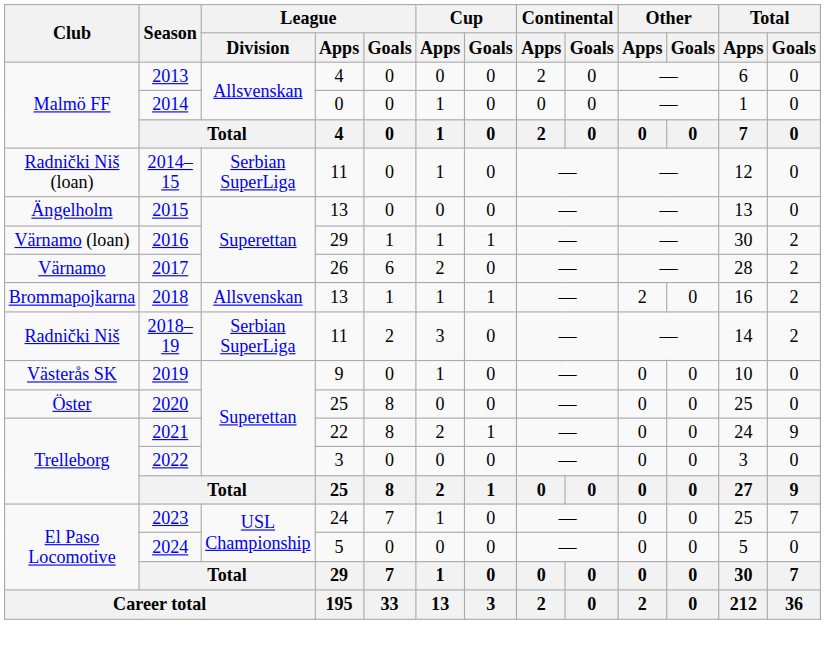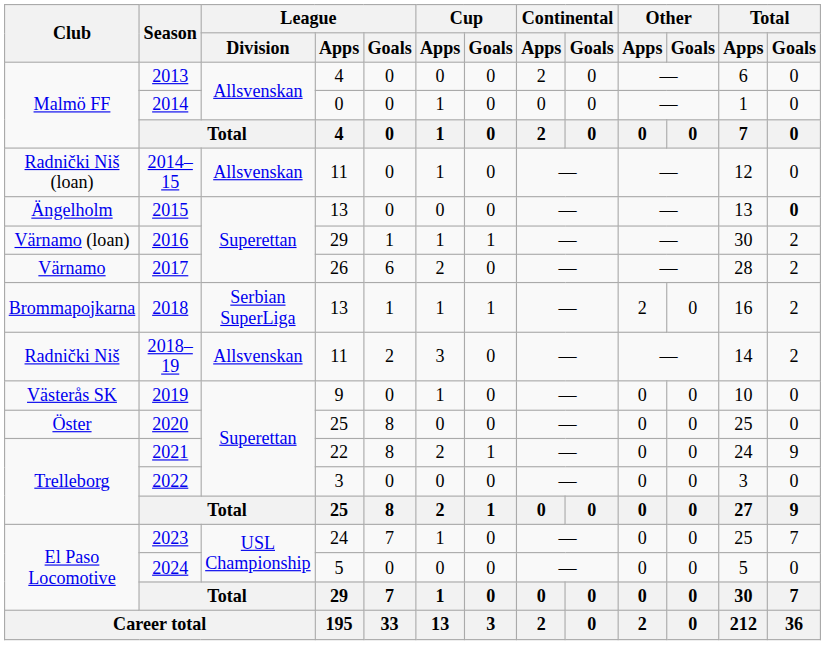(258, 172) Serbian SuperLiga -> (258, 172) Allsvenskan
(794, 211) normal -> (794, 211) bold
(258, 297) Allsvenskan -> (258, 307) Serbian SuperLiga
(258, 336) Serbian SuperLiga -> (258, 356) Allsvenskan
